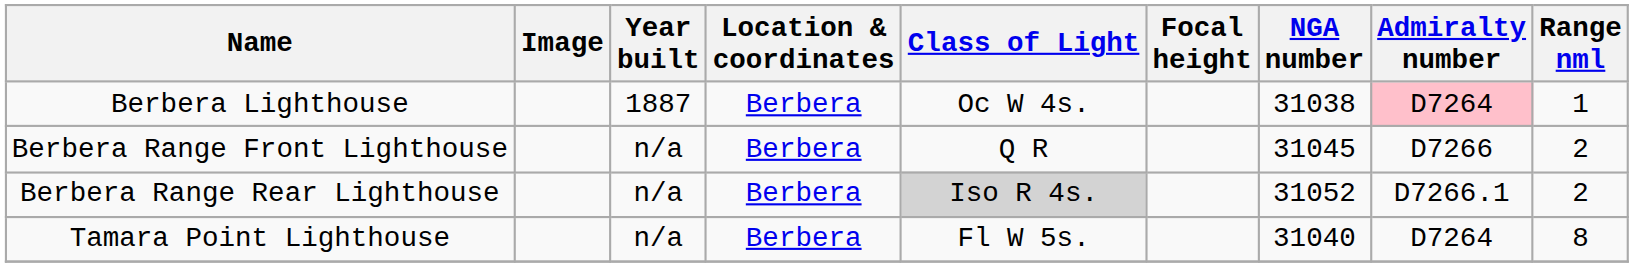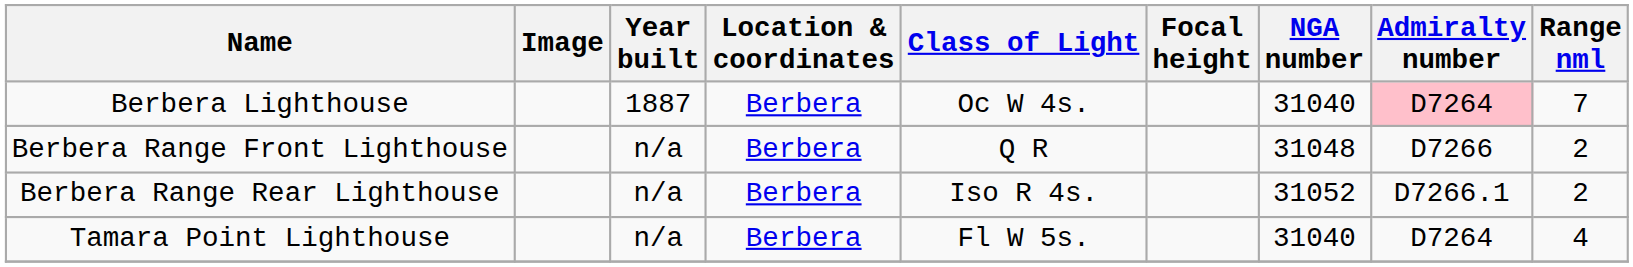(1314, 104) 31038 -> (1314, 104) 31040
(1581, 104) 1 -> (1581, 104) 7
(1314, 149) 31045 -> (1314, 149) 31048
(1024, 194) lightgrey background -> (1024, 194) no background
(1581, 239) 8 -> (1581, 239) 4
